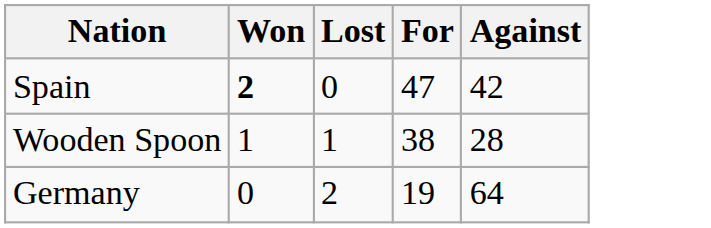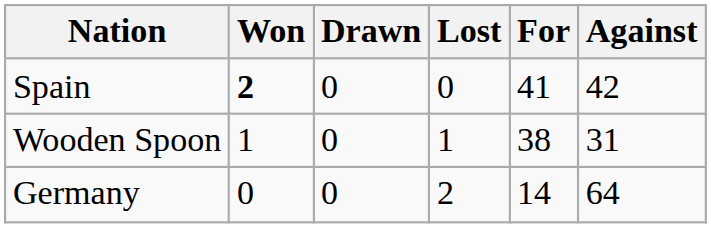+ column: (371, 31)
(418, 85) 47 -> (534, 85) 41
(487, 139) 28 -> (603, 139) 31
(418, 193) 19 -> (534, 193) 14
